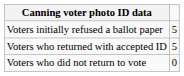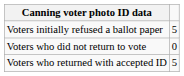rows swapped: (87, 46) <-> (76, 63)
